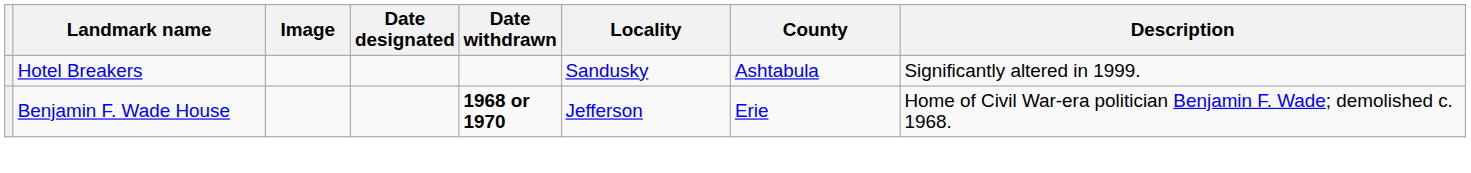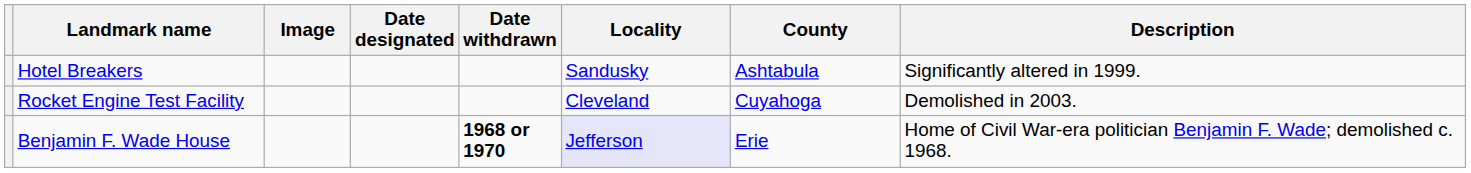+ row: (131, 100)
(604, 111) no background -> (604, 141) lavender background
